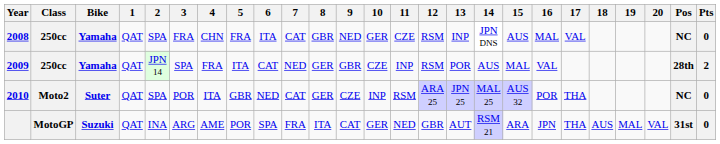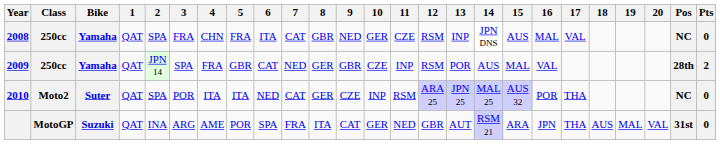(241, 65) ITA -> (241, 65) GBR
(241, 95) GBR -> (241, 95) ITA
